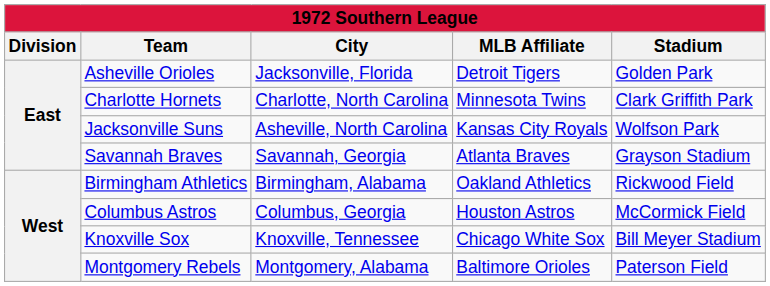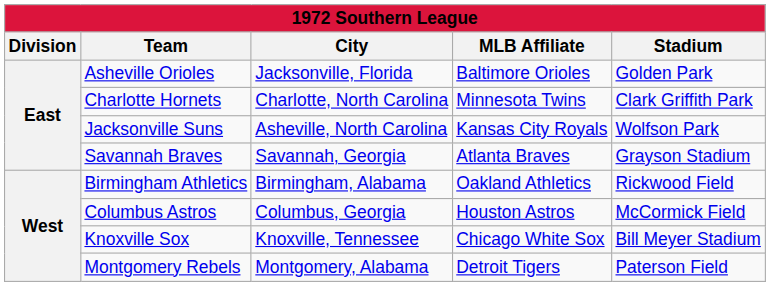(508, 73) Detroit Tigers -> (523, 73) Baltimore Orioles
(523, 267) Baltimore Orioles -> (508, 267) Detroit Tigers
